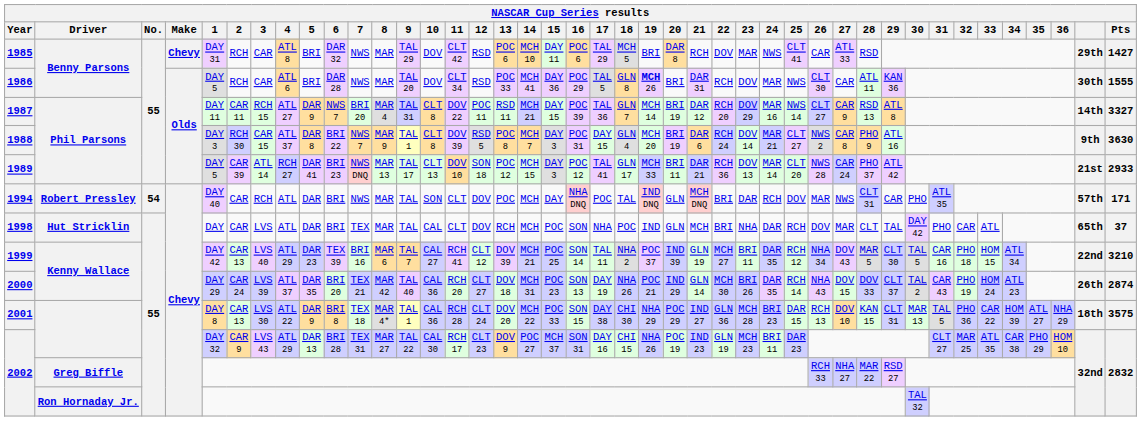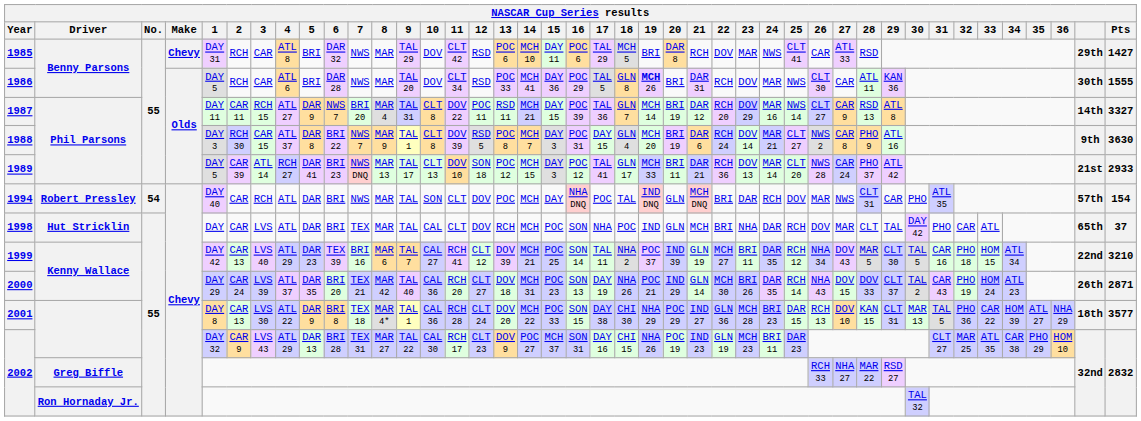(1121, 198) 171 -> (1121, 198) 154
(1121, 285) 2874 -> (1121, 285) 2871
(1121, 314) 3575 -> (1121, 314) 3577
